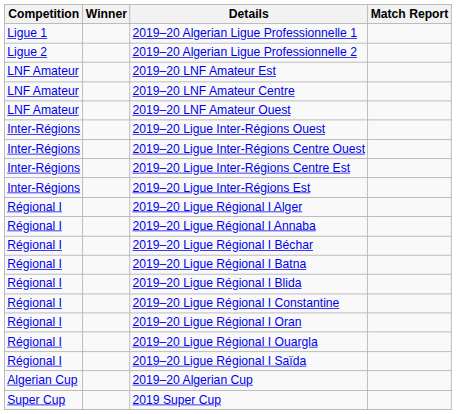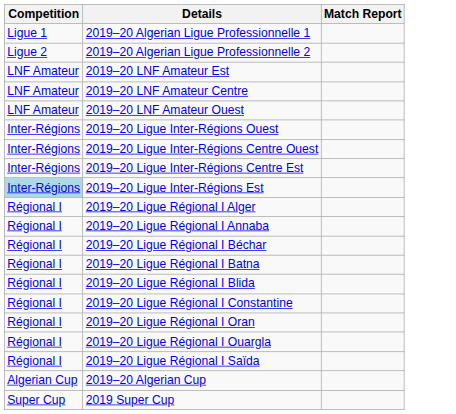- column: (106, 14)
(44, 187) no background -> (44, 187) lightblue background
